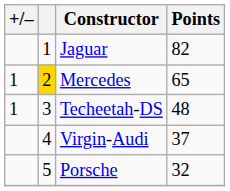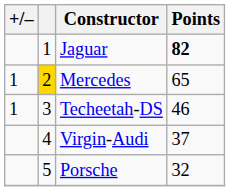(181, 49) normal -> (181, 49) bold
(181, 109) 48 -> (181, 109) 46
